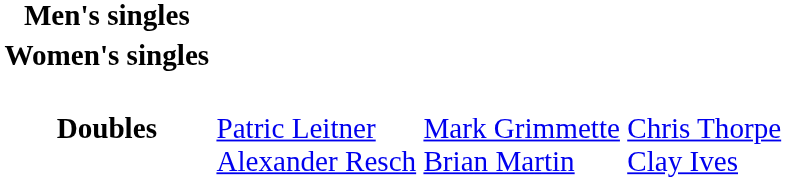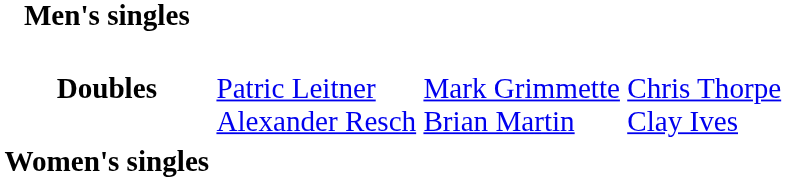rows swapped: (107, 55) <-> (107, 128)
